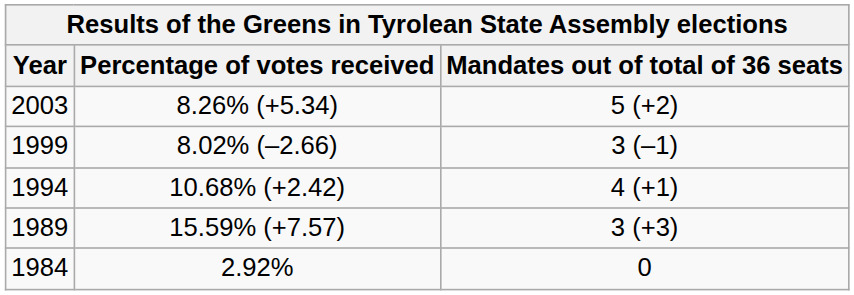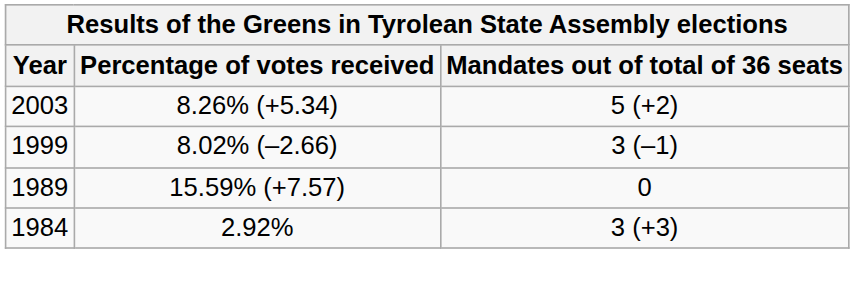- row: (40, 187)
(645, 227) 3 (+3) -> (645, 187) 0
(645, 268) 0 -> (645, 227) 3 (+3)
